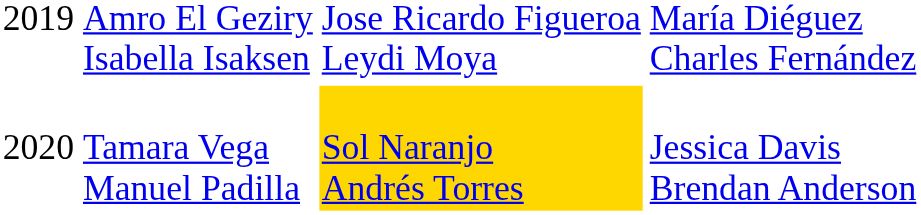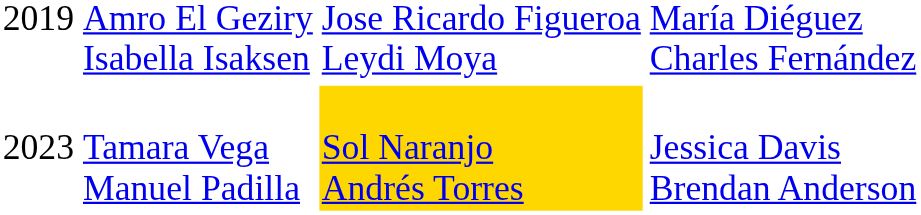(38, 147) 2020 -> (38, 147) 2023
